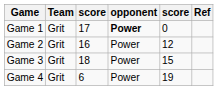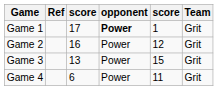columns swapped: (61, 12) <-> (202, 12)
(165, 28) 0 -> (155, 28) 1
(84, 61) 18 -> (75, 61) 13
(168, 77) 19 -> (158, 77) 11
